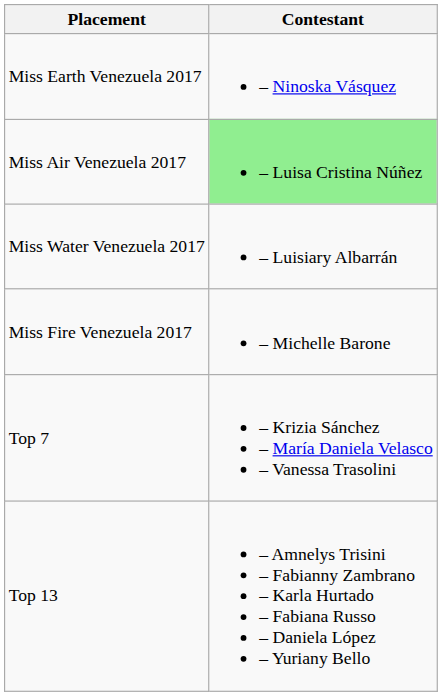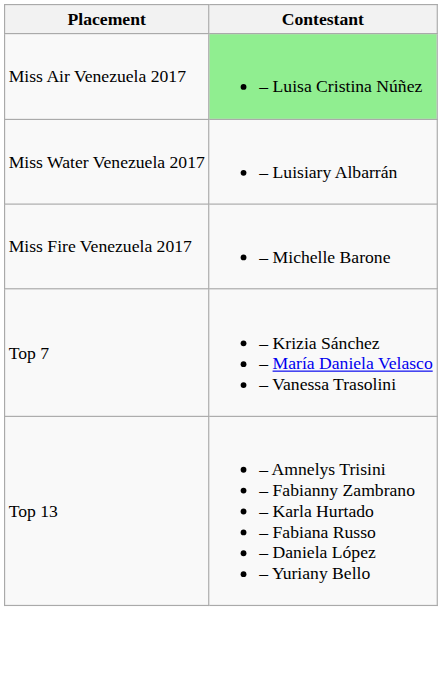- row: (105, 76)
